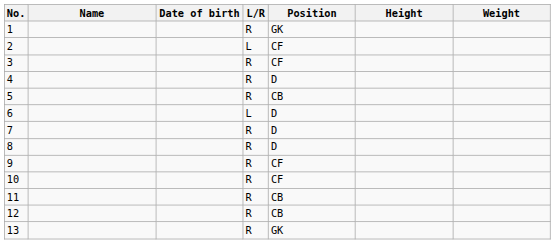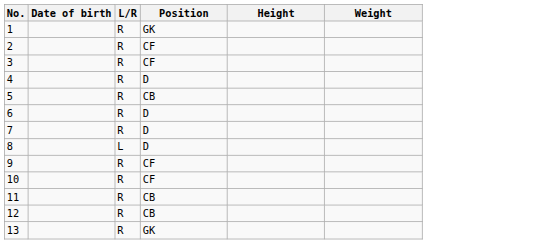- column: (92, 13)
(249, 46) L -> (120, 46) R
(249, 113) L -> (120, 113) R
(249, 147) R -> (120, 147) L
